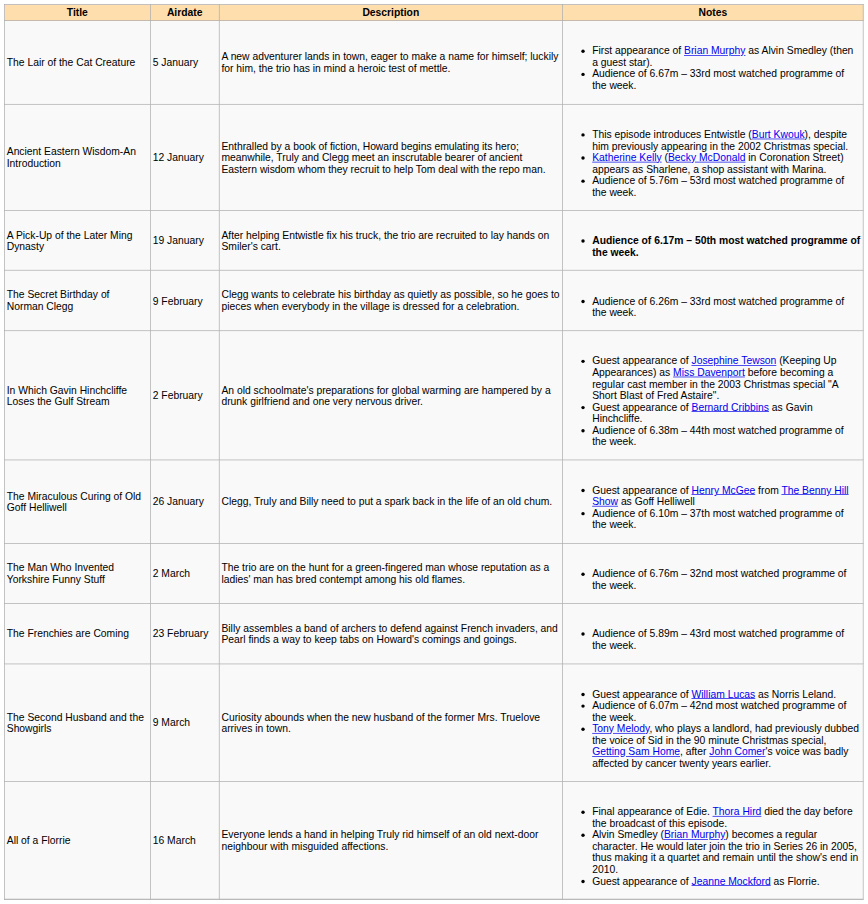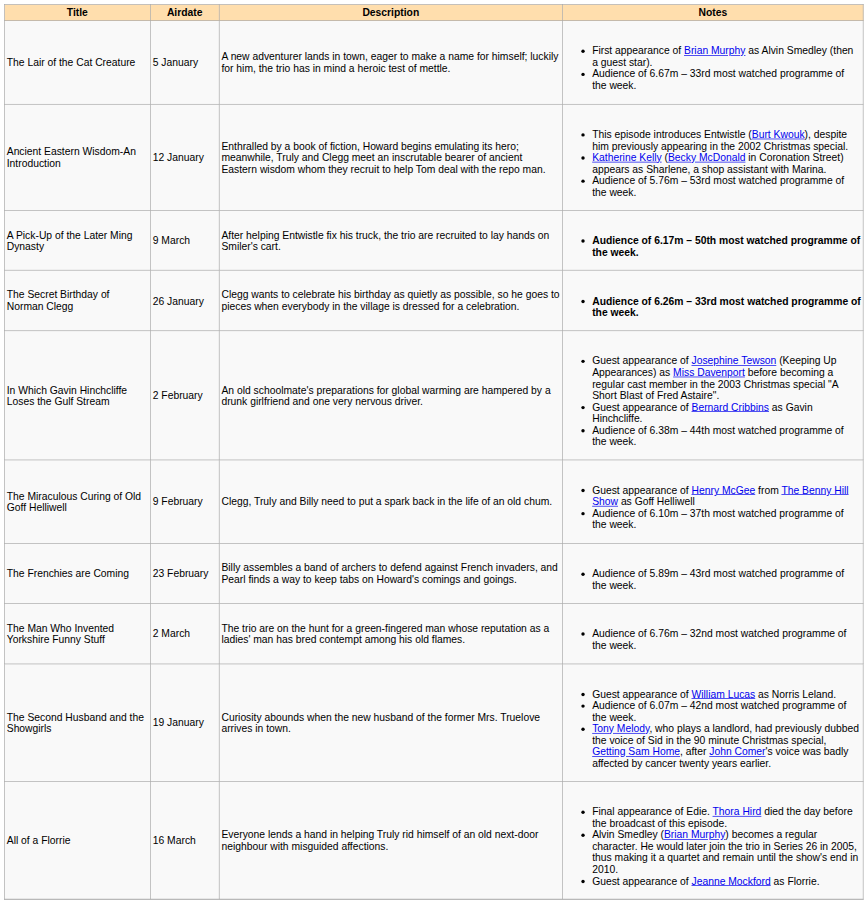(178, 241) 19 January -> (171, 241) 9 March
(178, 301) 9 February -> (178, 301) 26 January
(713, 307) normal -> (713, 307) bold
(178, 502) 26 January -> (178, 502) 9 February
rows swapped: (68, 634) <-> (60, 574)
(171, 723) 9 March -> (178, 723) 19 January
